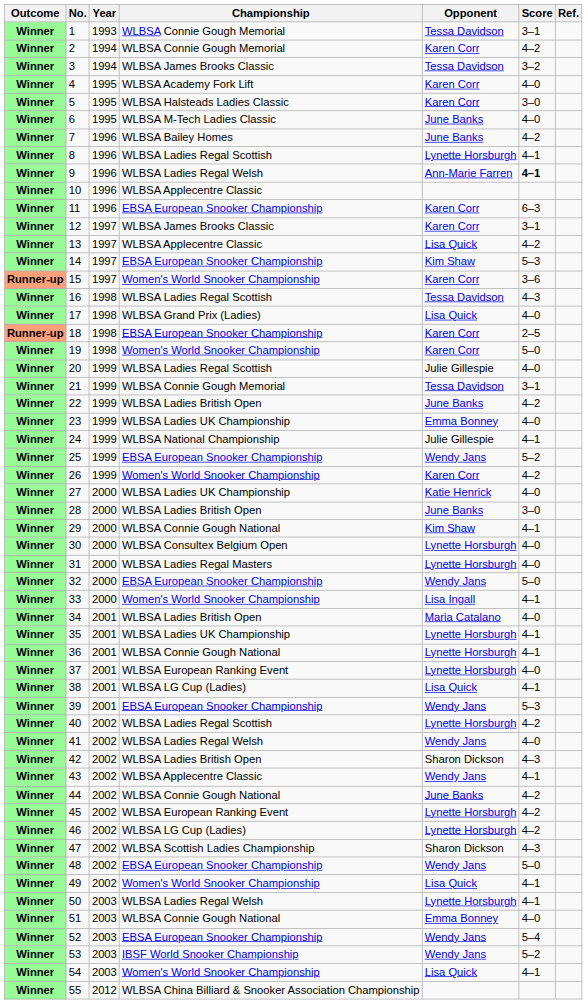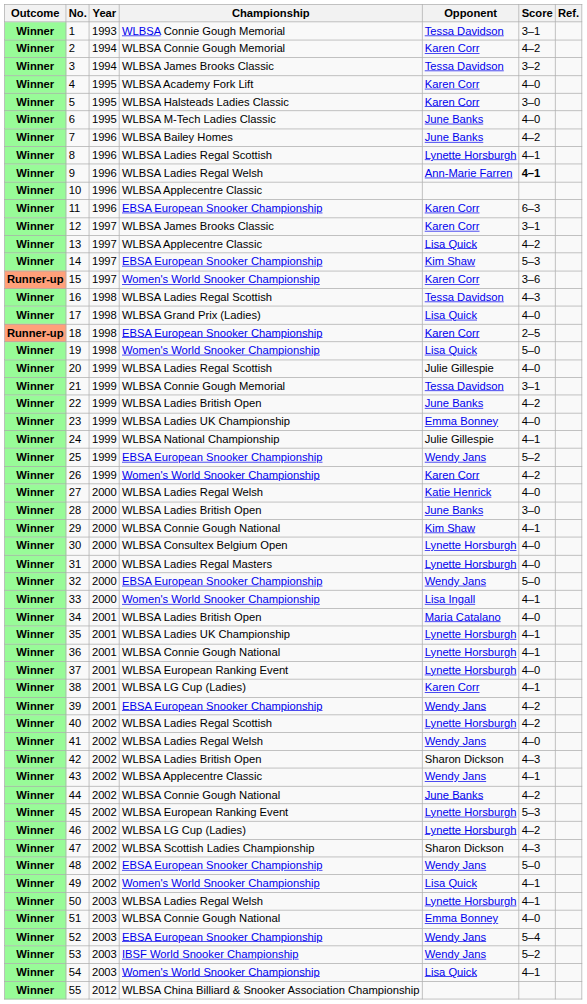(452, 350) Karen Corr -> (451, 350) Lisa Quick
(206, 492) WLBSA Ladies UK Championship -> (193, 492) WLBSA Ladies Regal Welsh
(451, 688) Lisa Quick -> (452, 688) Karen Corr
(531, 706) 5–3 -> (531, 706) 4–2
(531, 812) 4–2 -> (531, 812) 5–3
